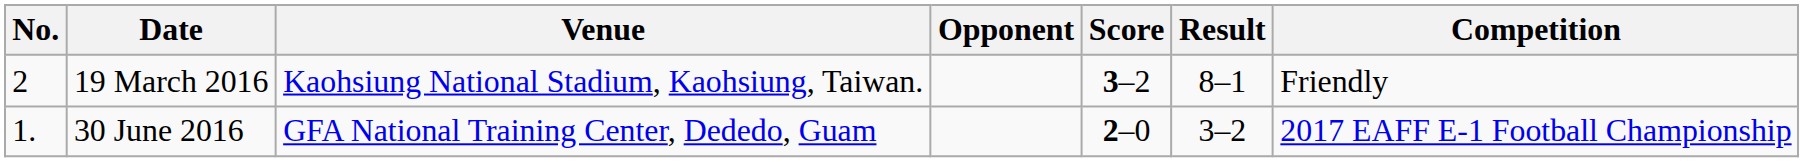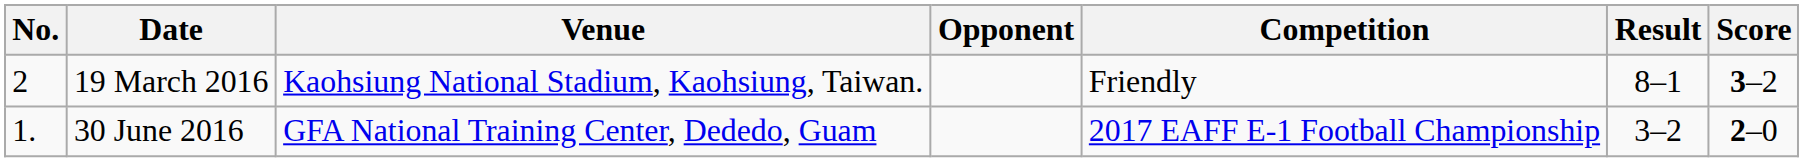columns swapped: (1127, 29) <-> (1536, 29)
